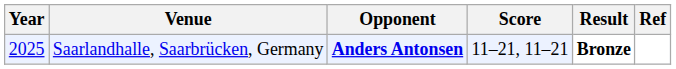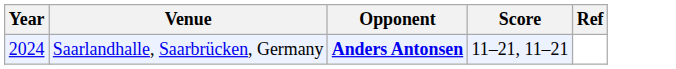- column: (604, 19)
(27, 49) 2025 -> (27, 49) 2024
